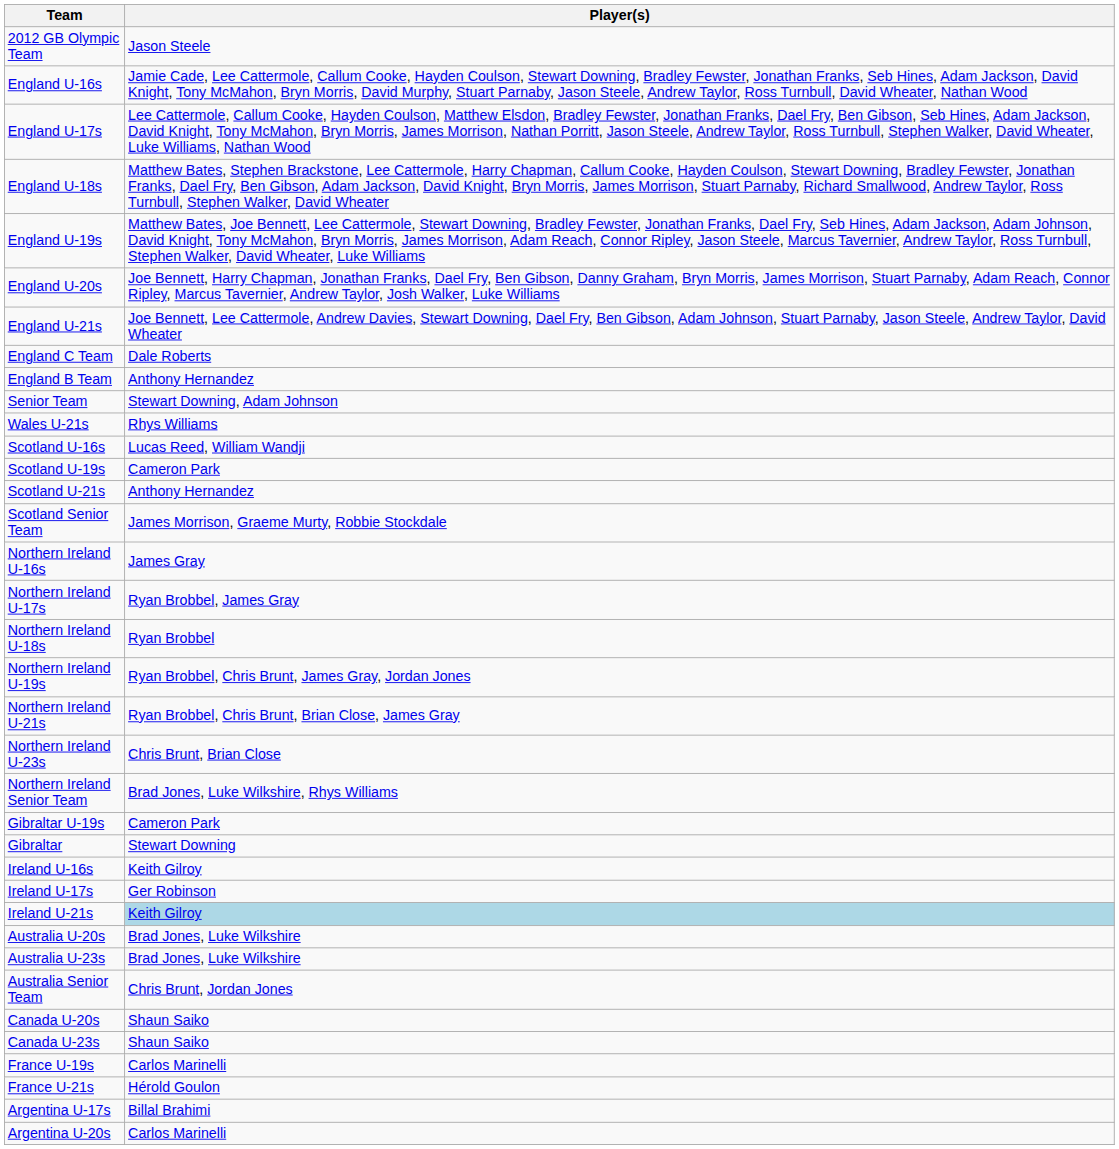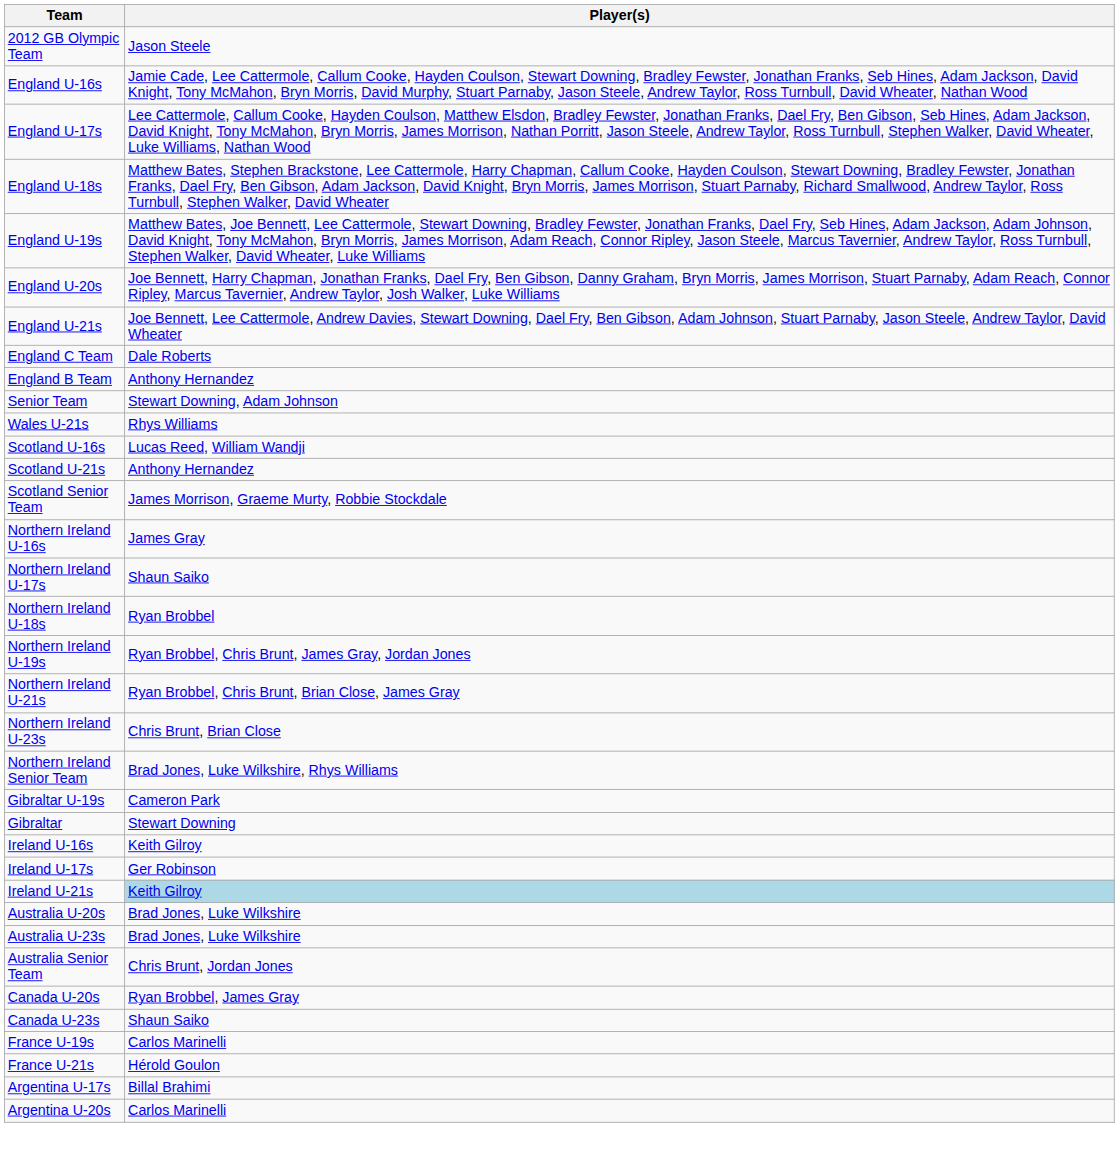- row: (56, 469)
(214, 599) Ryan Brobbel, James Gray -> (168, 577) Shaun Saiko
(168, 1020) Shaun Saiko -> (214, 997) Ryan Brobbel, James Gray
